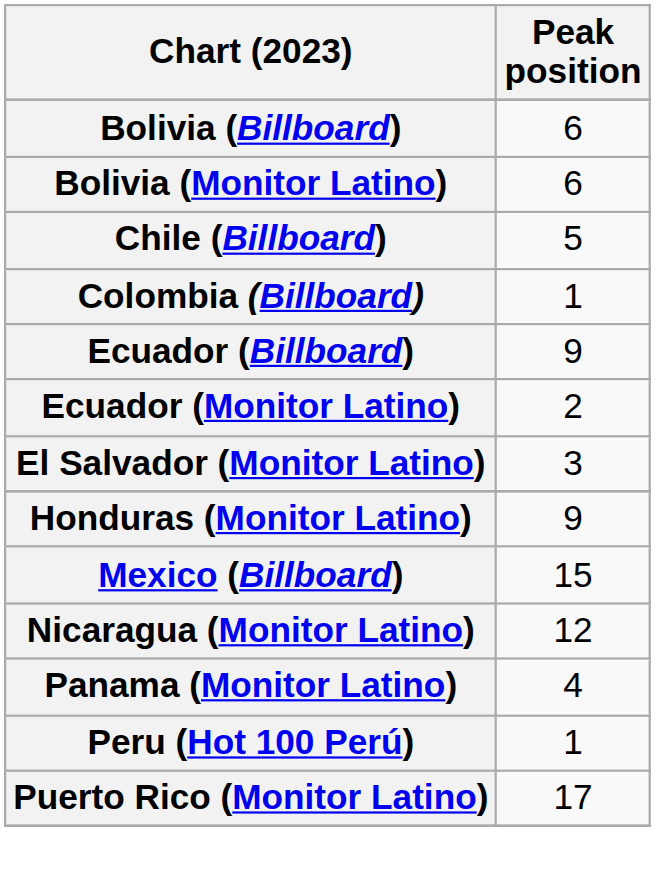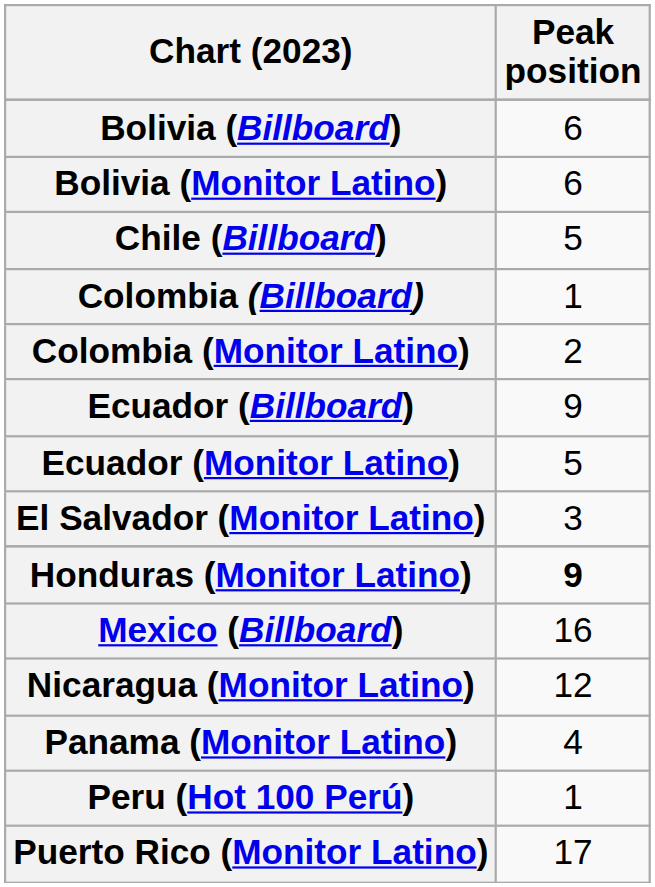+ row: (251, 351)
(573, 406) 2 -> (573, 462) 5
(573, 518) normal -> (573, 574) bold
(573, 574) 15 -> (573, 630) 16
